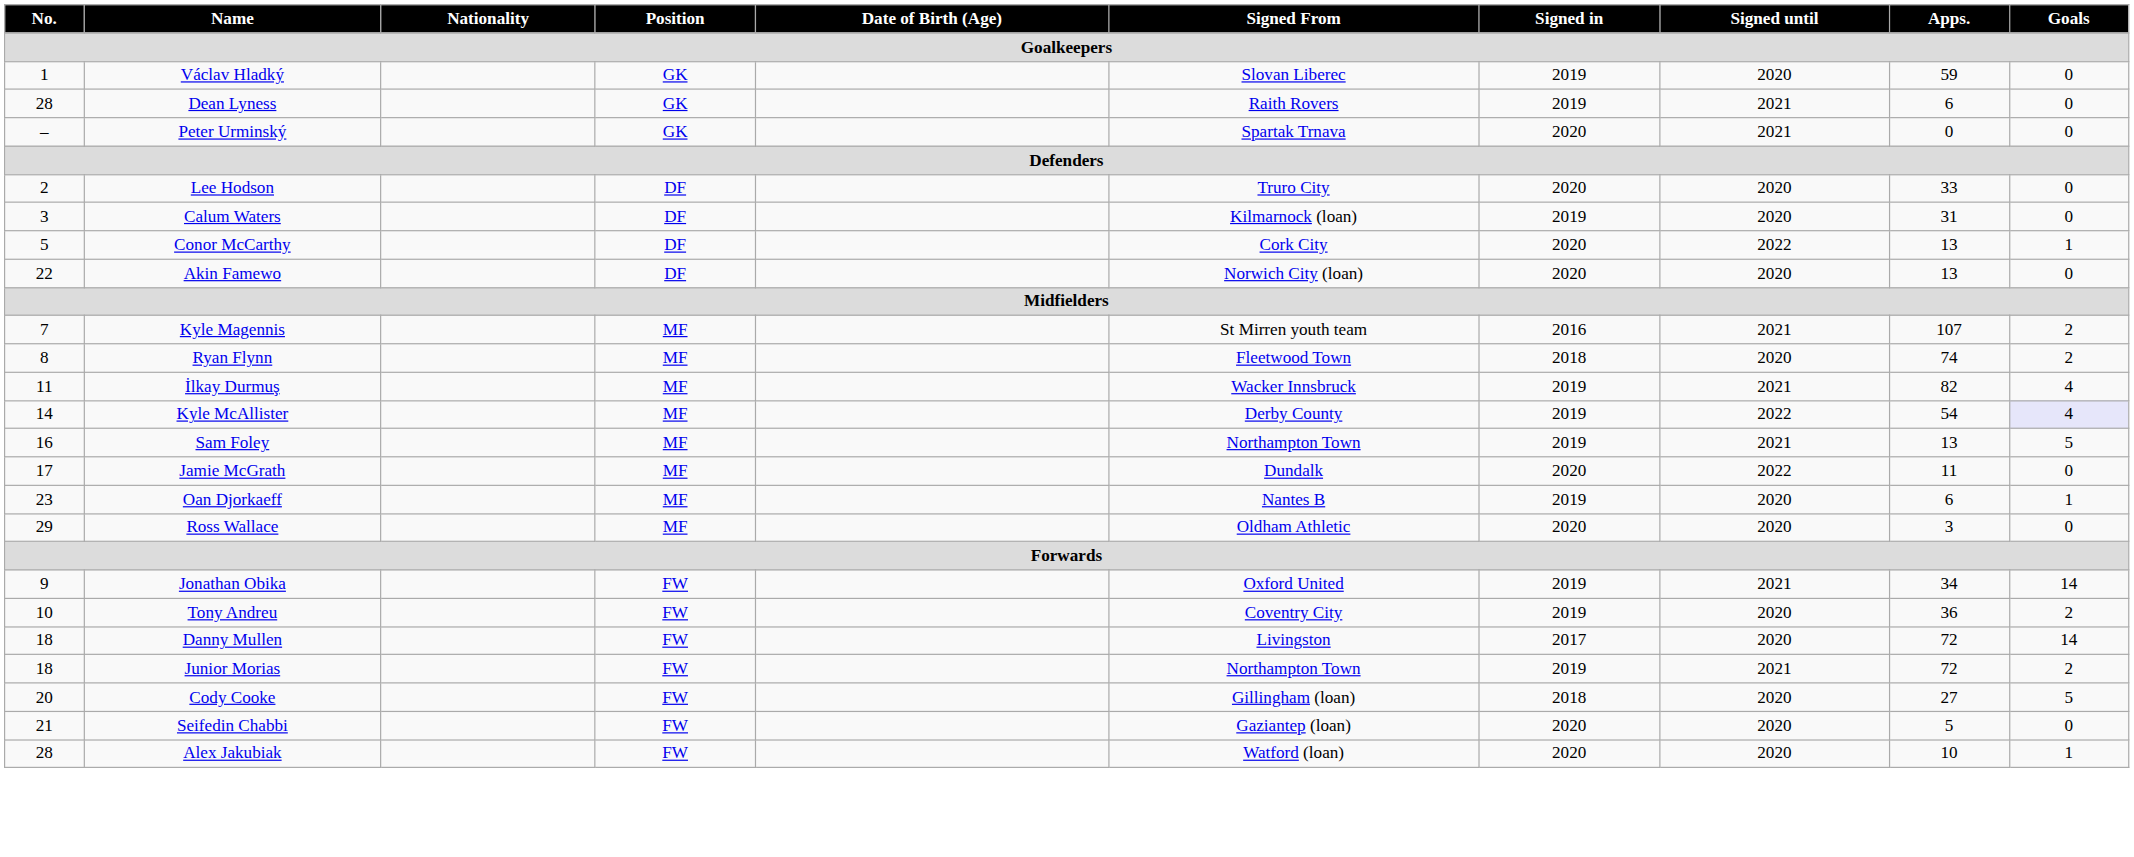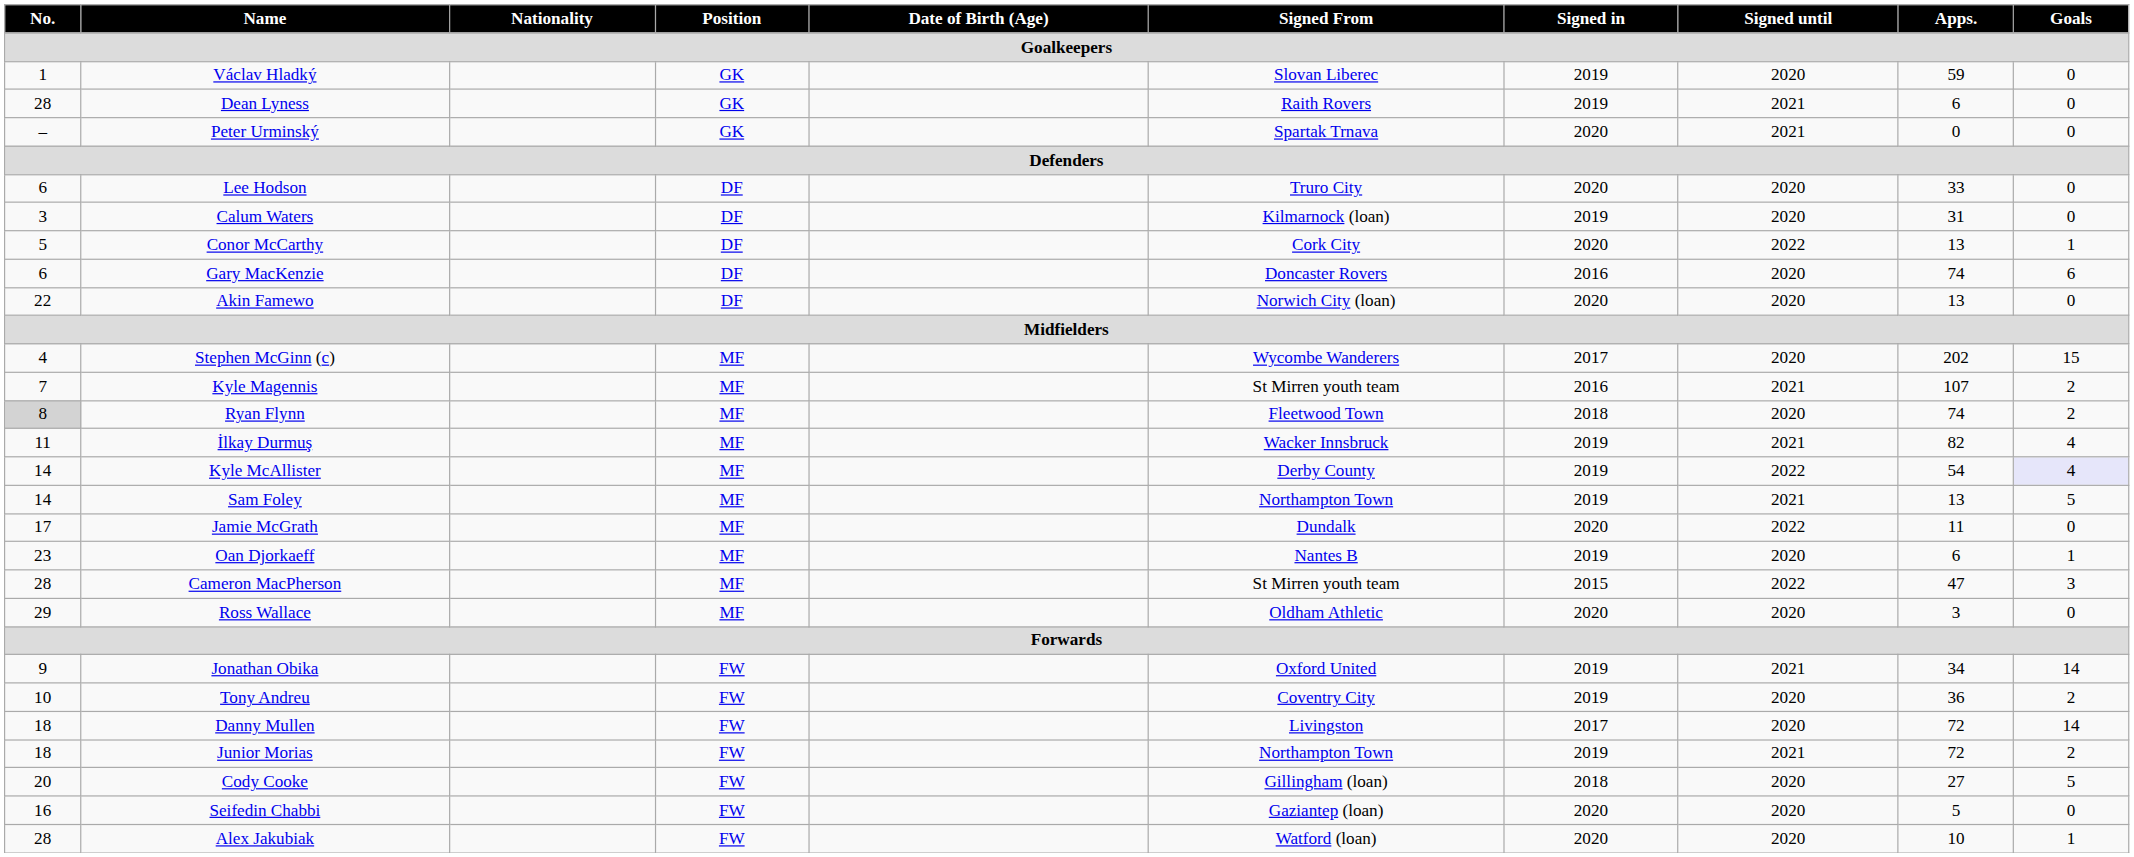(44, 188) 2 -> (43, 188) 6
+ row: (265, 273)
+ row: (265, 358)
(44, 358) no background -> (43, 414) lightgrey background
(44, 442) 16 -> (43, 499) 14
+ row: (265, 584)
(44, 725) 21 -> (43, 810) 16
